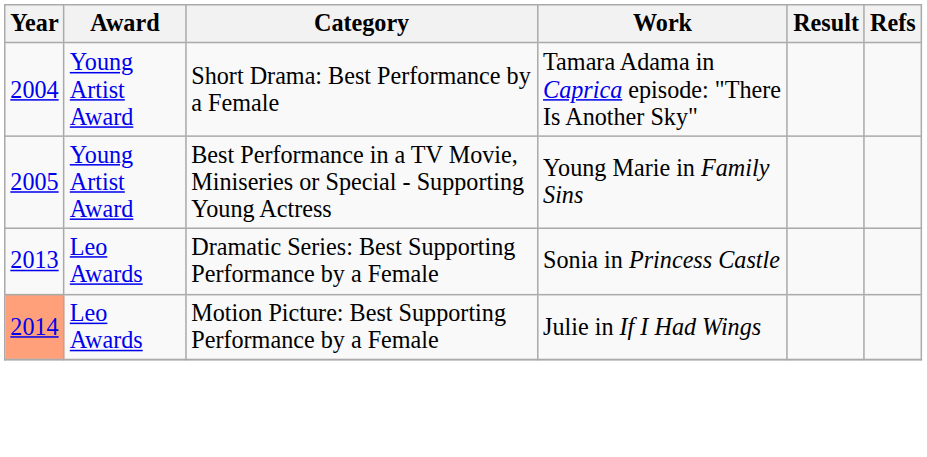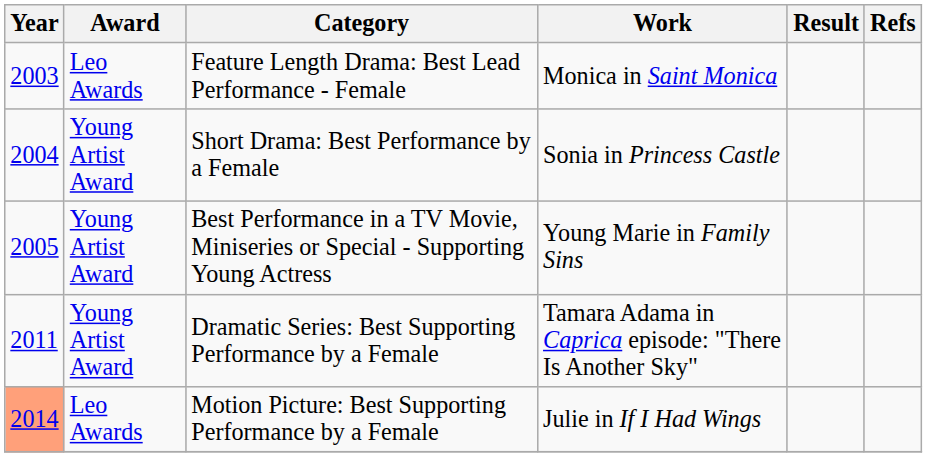+ row: (356, 75)
(662, 89) Tamara Adama in Caprica episode: "There Is Another Sky" -> (661, 154) Sonia in Princess Castle
(34, 260) 2013 -> (34, 340) 2011
(106, 260) Leo Awards -> (102, 340) Young Artist Award
(661, 260) Sonia in Princess Castle -> (662, 340) Tamara Adama in Caprica episode: "There Is Another Sky"
